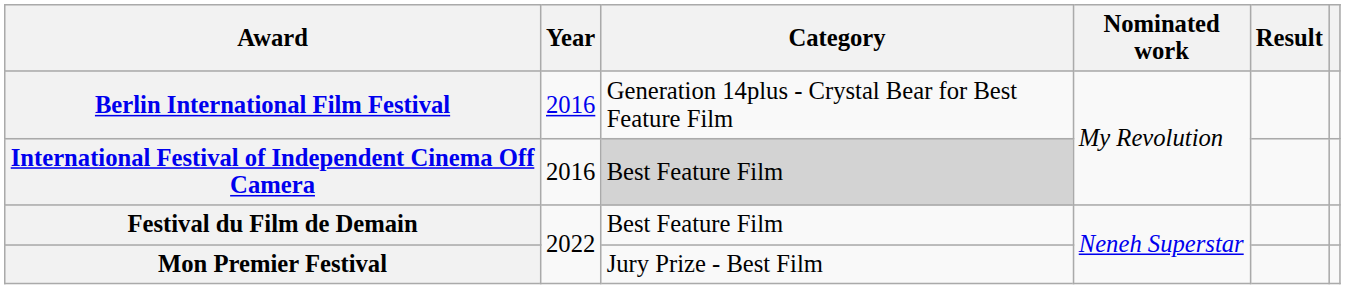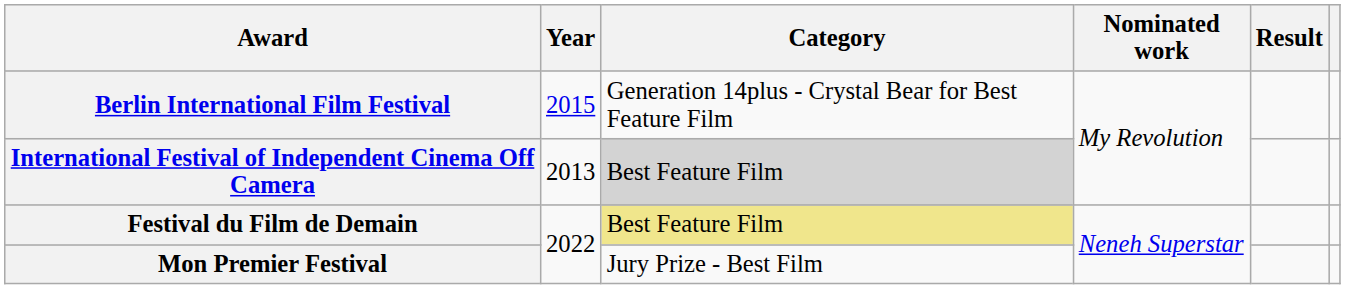(571, 104) 2016 -> (571, 104) 2015
(571, 171) 2016 -> (571, 171) 2013
(695, 224) no background -> (695, 224) khaki background
